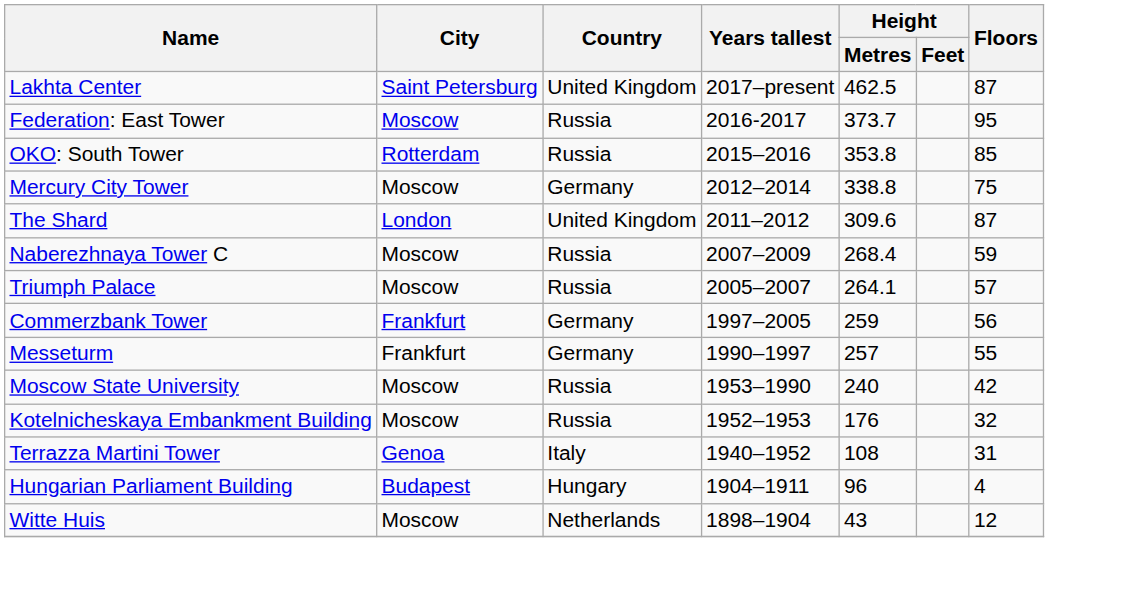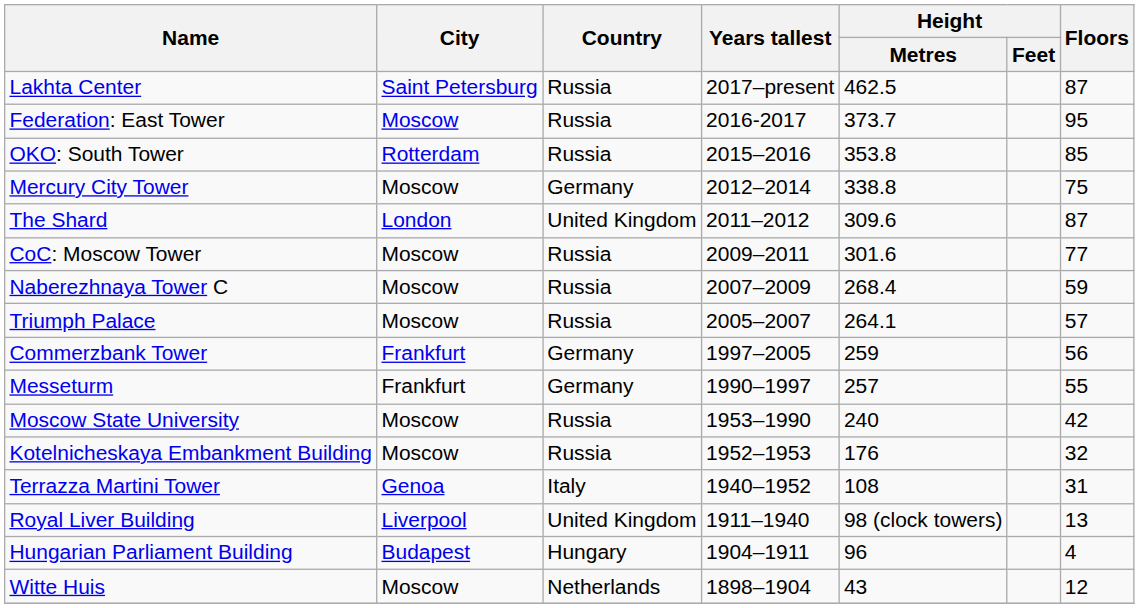(622, 87) United Kingdom -> (579, 87) Russia
+ row: (105, 253)
+ row: (102, 519)
